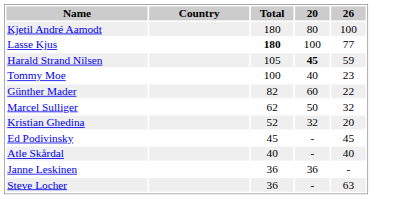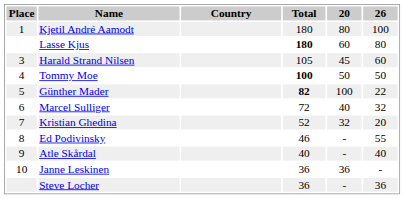+ column: (22, 13)
(312, 45) 100 -> (344, 45) 60
(348, 45) 77 -> (380, 45) 80
(312, 60) bold -> (344, 60) normal
(348, 60) 59 -> (380, 60) 60
(272, 76) normal -> (304, 76) bold
(312, 76) 40 -> (344, 76) 50
(348, 76) 23 -> (380, 76) 50
(272, 91) normal -> (304, 91) bold
(312, 91) 60 -> (344, 91) 100
(272, 107) 62 -> (304, 107) 72
(312, 107) 50 -> (344, 107) 40
(272, 138) 45 -> (304, 138) 46
(348, 138) 45 -> (380, 138) 55
(348, 185) 63 -> (380, 185) 36
